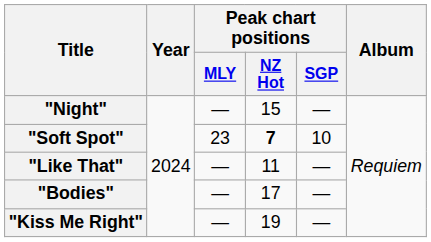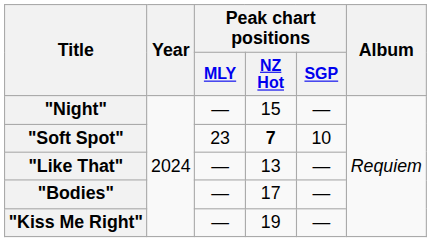(271, 166) 11 -> (271, 166) 13
